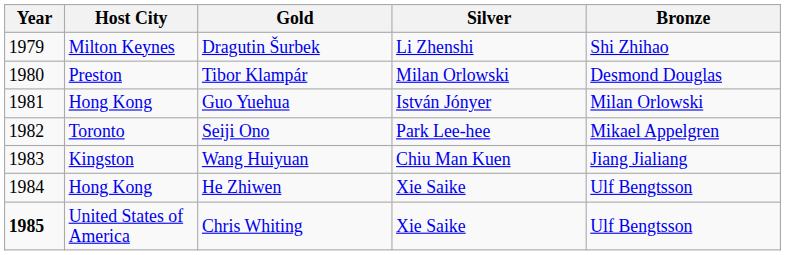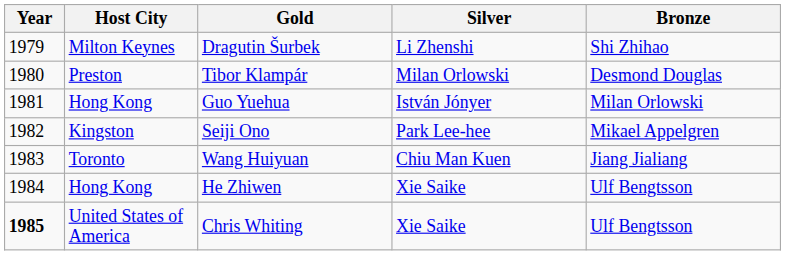(97, 131) Toronto -> (101, 131) Kingston
(101, 159) Kingston -> (97, 159) Toronto
